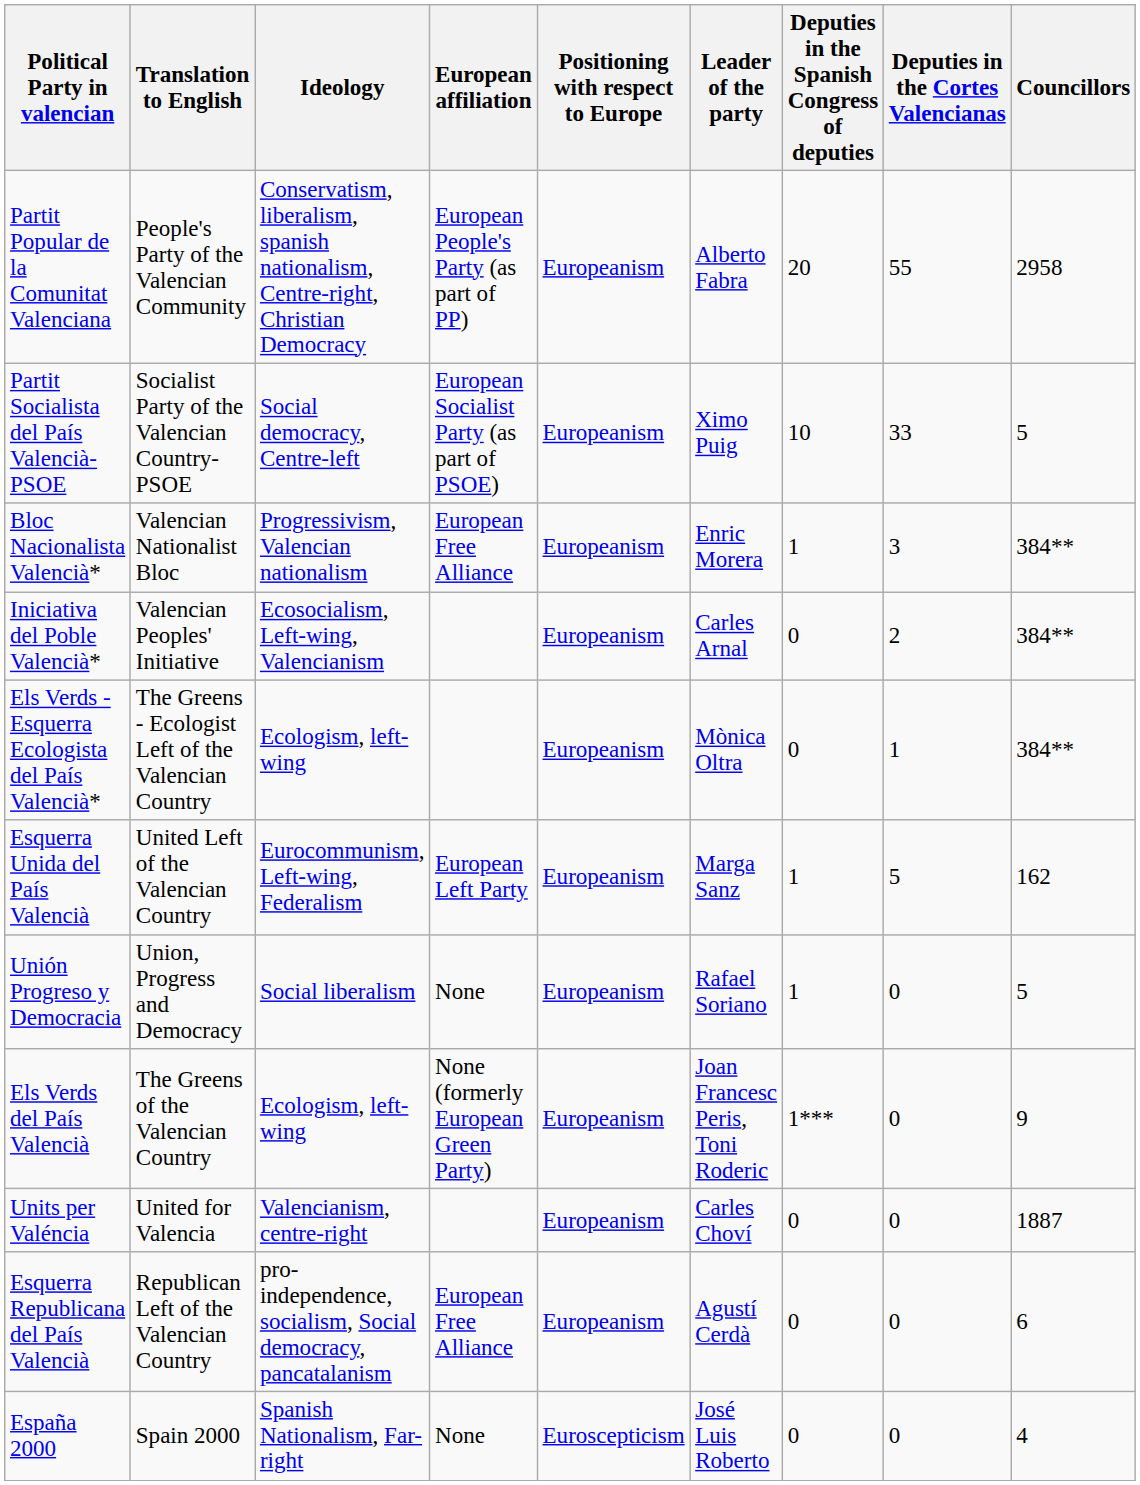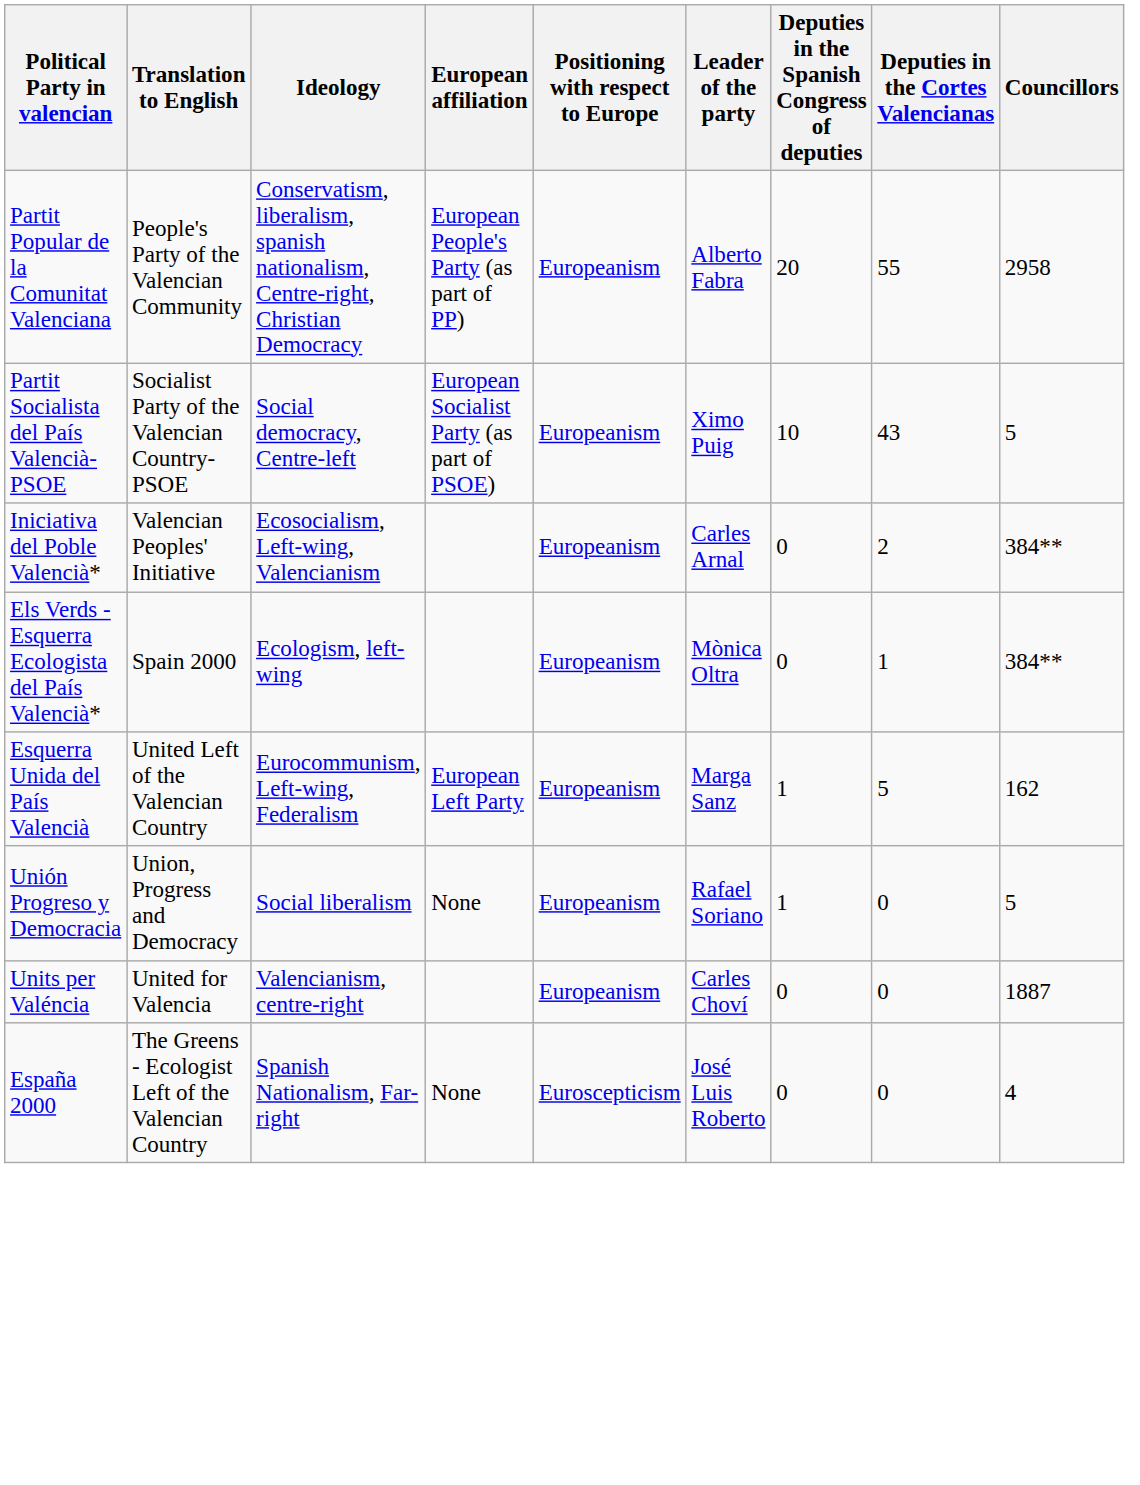(900, 432) 33 -> (889, 432) 43
- row: (68, 547)
(189, 749) The Greens - Ecologist Left of the Valencian Country -> (184, 661) Spain 2000
- row: (54, 1118)
- row: (68, 1321)
(188, 1435) Spain 2000 -> (185, 1092) The Greens - Ecologist Left of the Valencian Country
